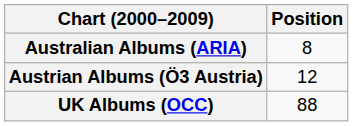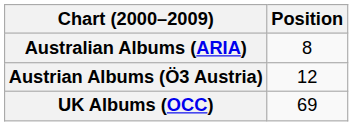(307, 105) 88 -> (307, 105) 69
